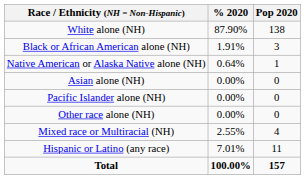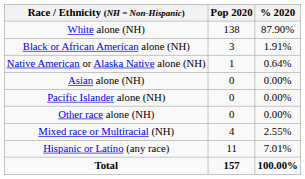columns swapped: (277, 13) <-> (231, 13)
